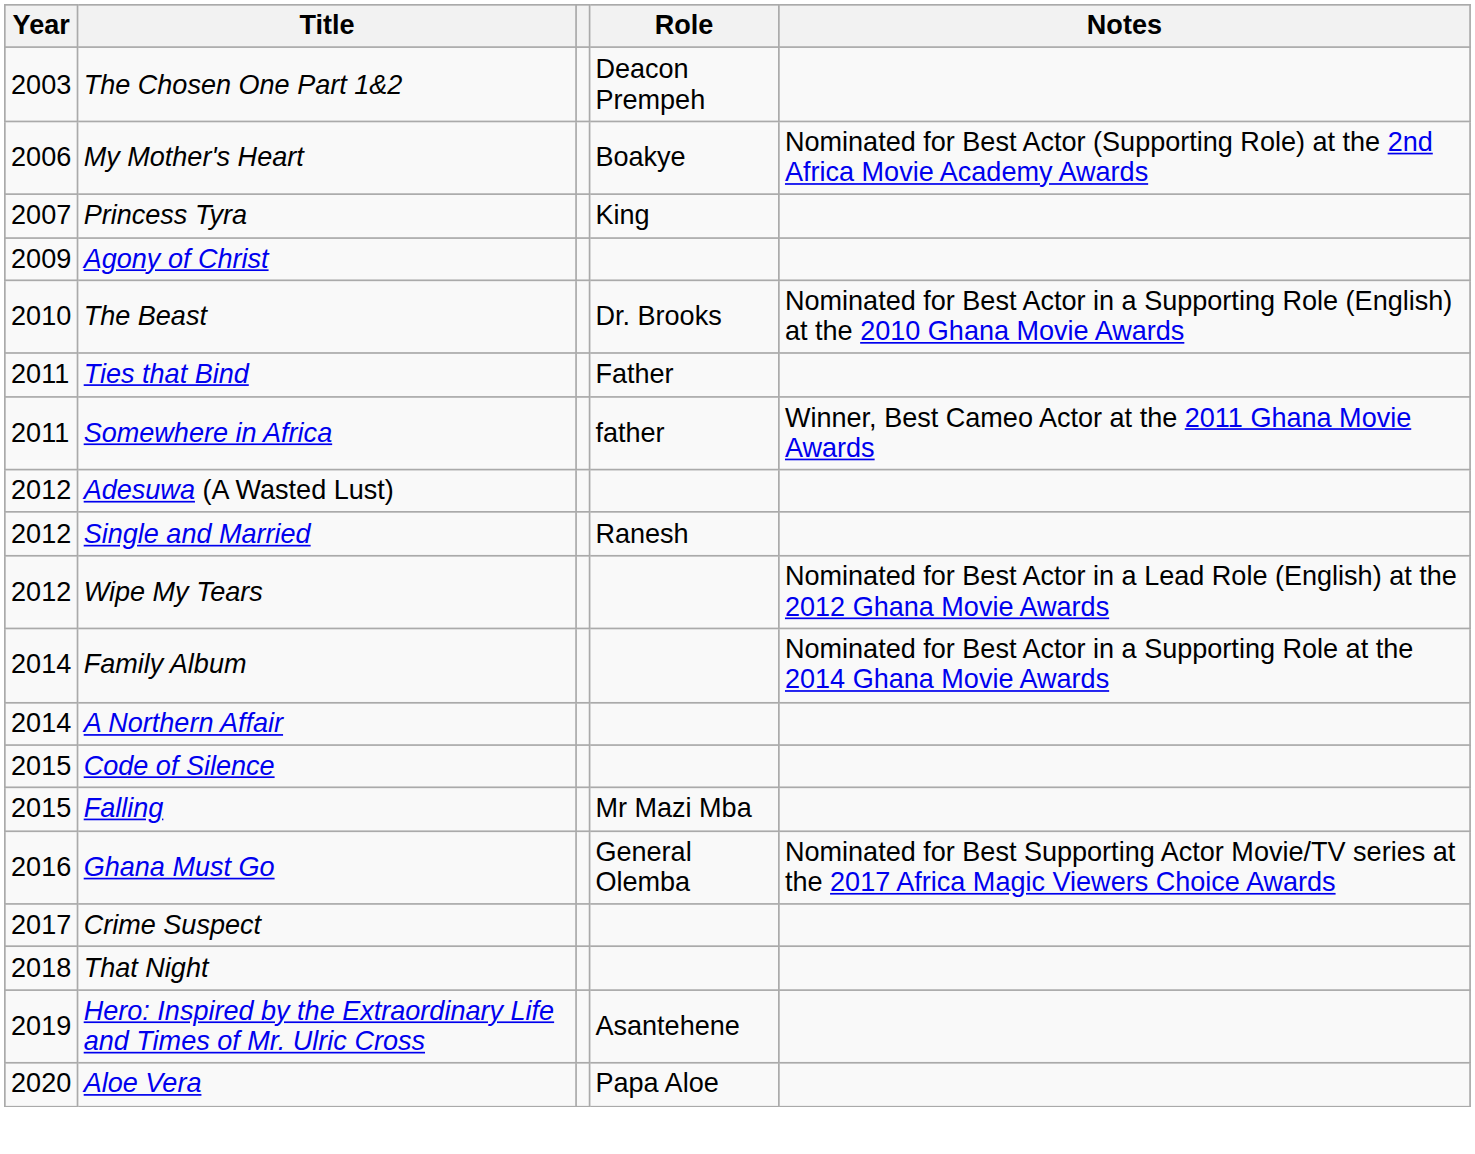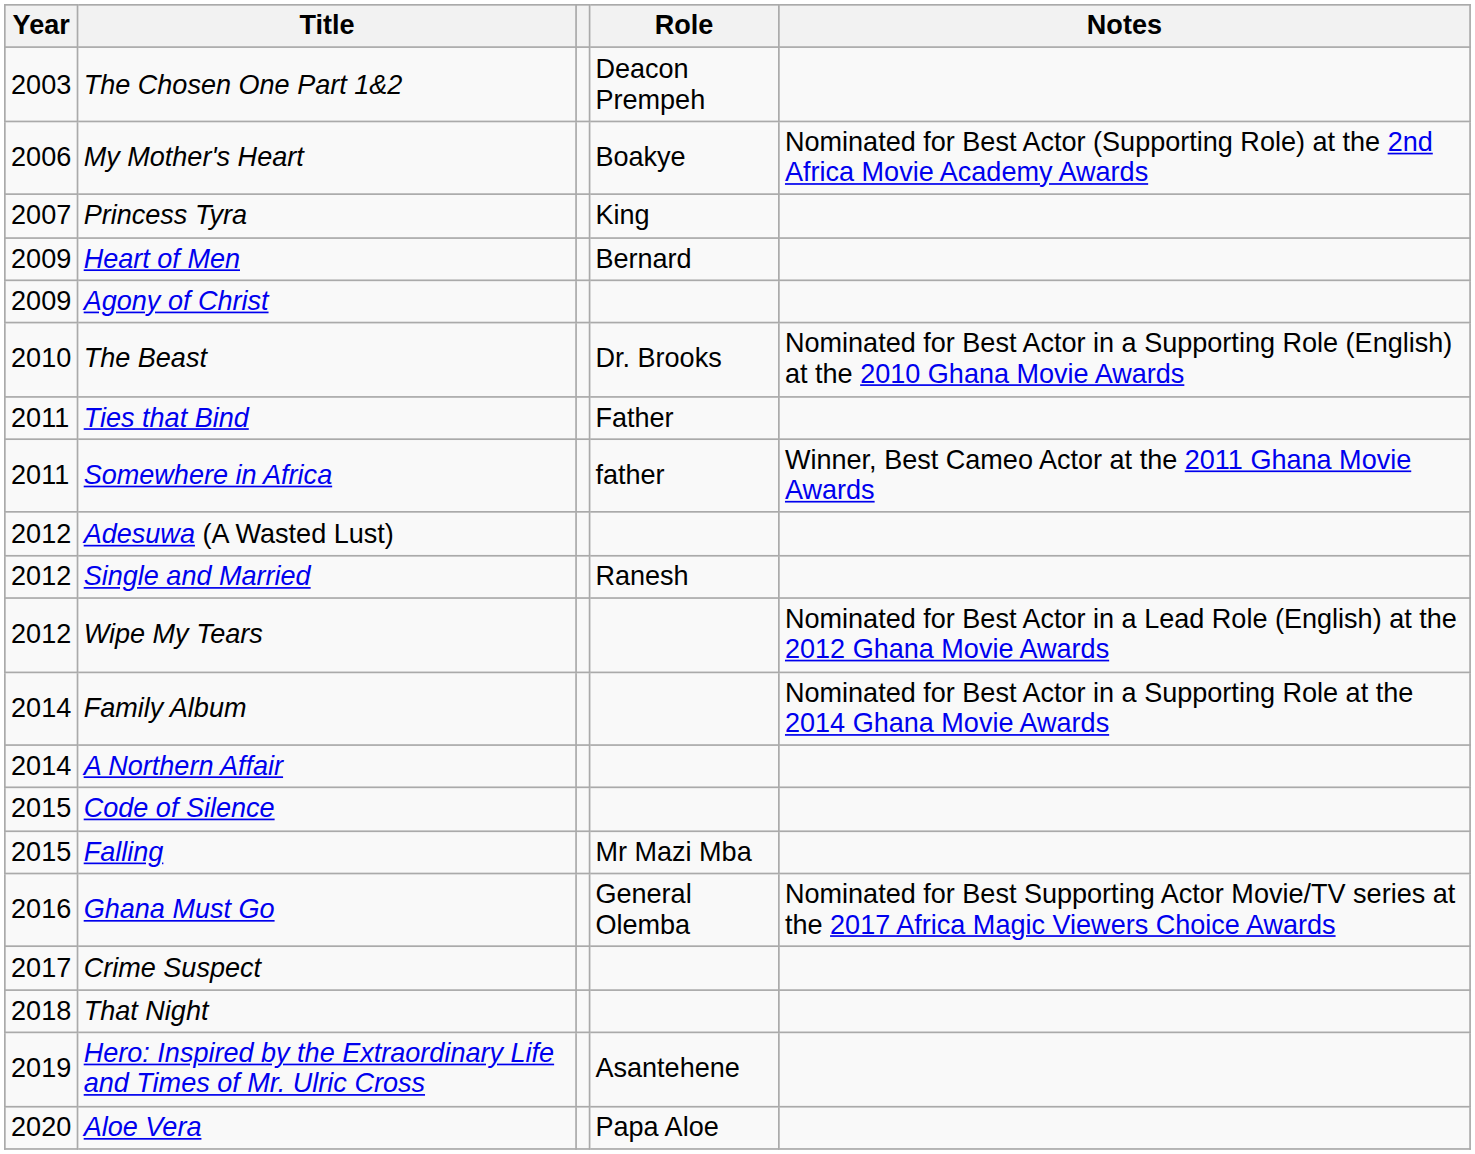+ row: (162, 258)
